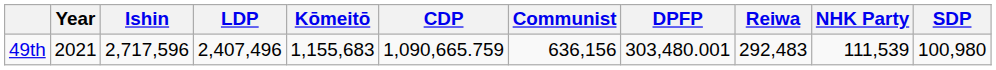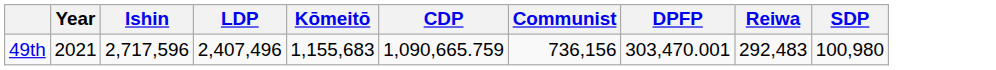- column: (863, 19)
(582, 49) 636,156 -> (582, 49) 736,156
(678, 49) 303,480.001 -> (678, 49) 303,470.001
